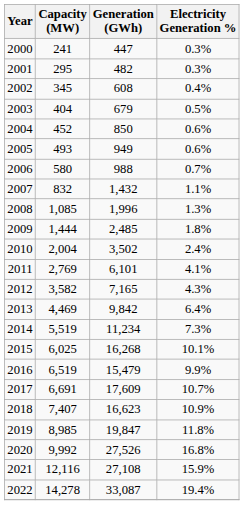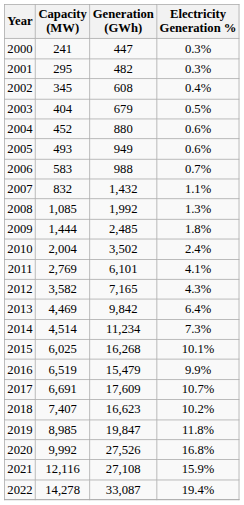(123, 128) 850 -> (123, 128) 880
(63, 169) 580 -> (63, 169) 583
(123, 209) 1,996 -> (123, 209) 1,992
(63, 329) 5,519 -> (63, 329) 4,514
(198, 409) 10.9% -> (198, 409) 10.2%
